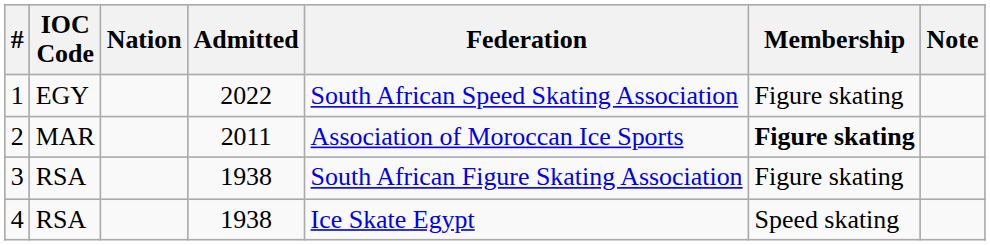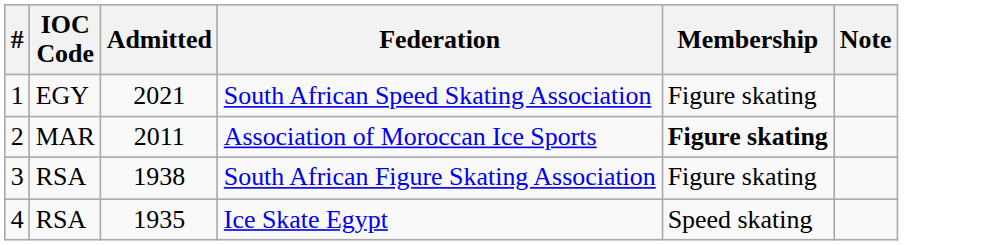- column: (144, 39)
(246, 95) 2022 -> (159, 95) 2021
(246, 218) 1938 -> (159, 218) 1935
